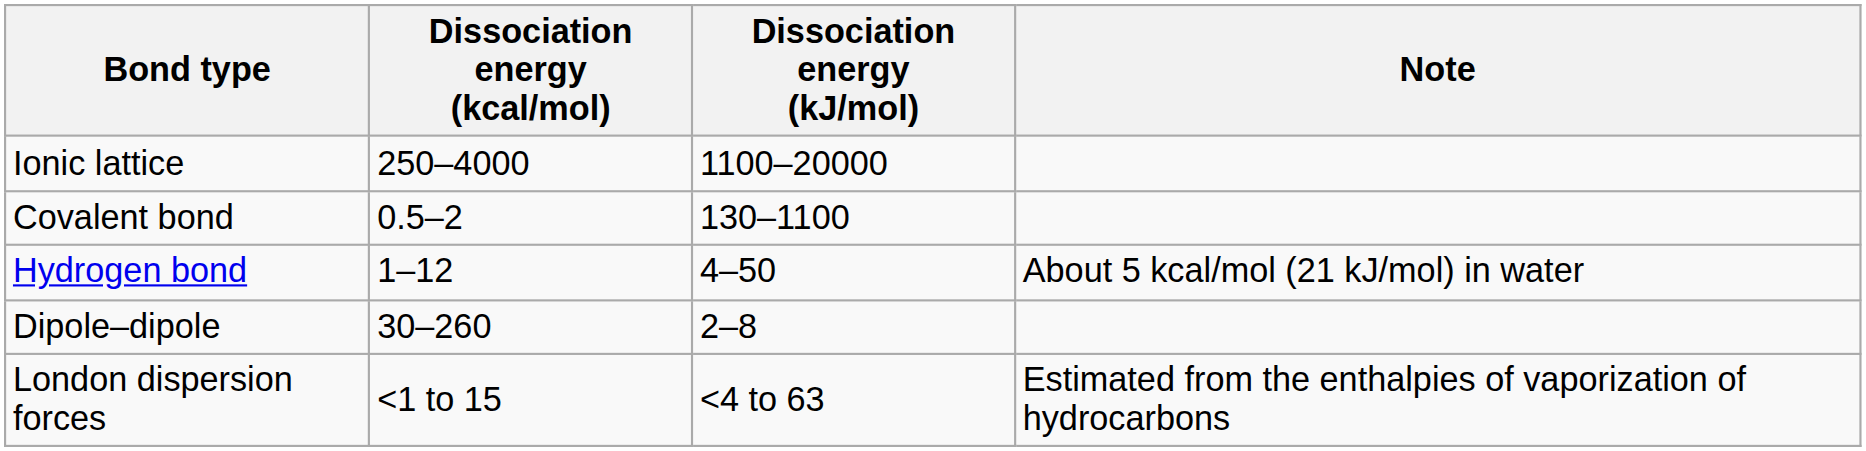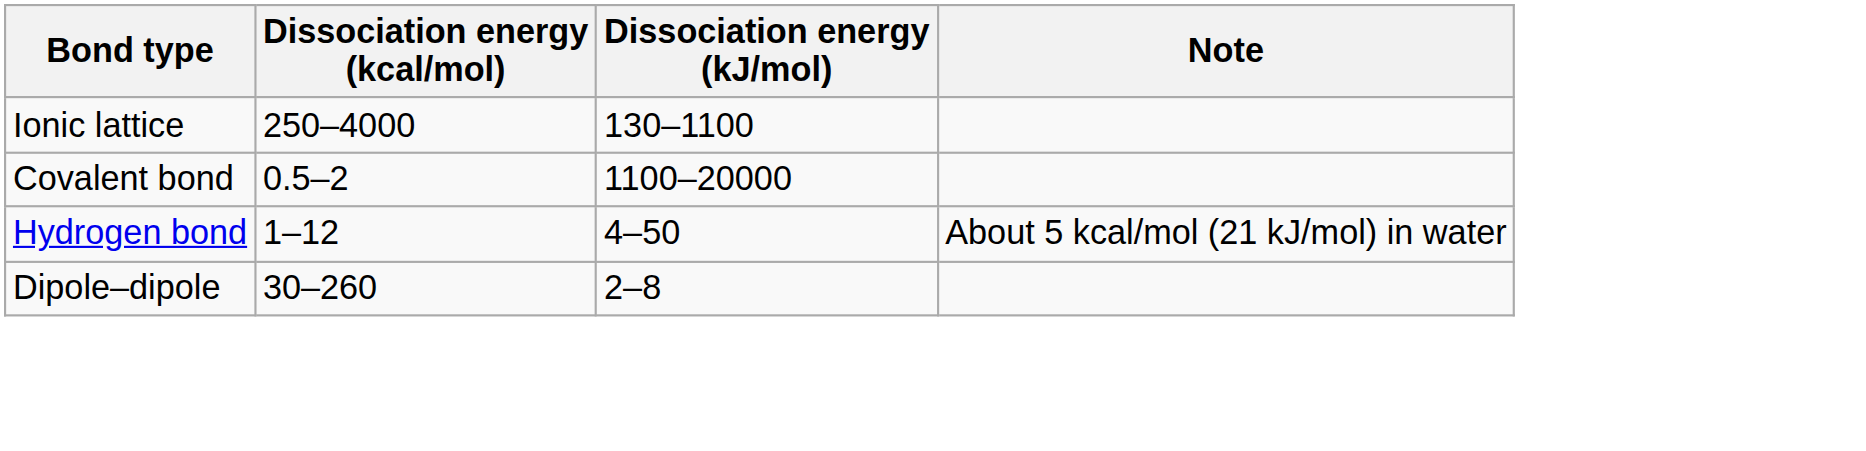(794, 162) 1100–20000 -> (679, 124) 130–1100
(775, 217) 130–1100 -> (698, 178) 1100–20000
- row: (153, 399)
